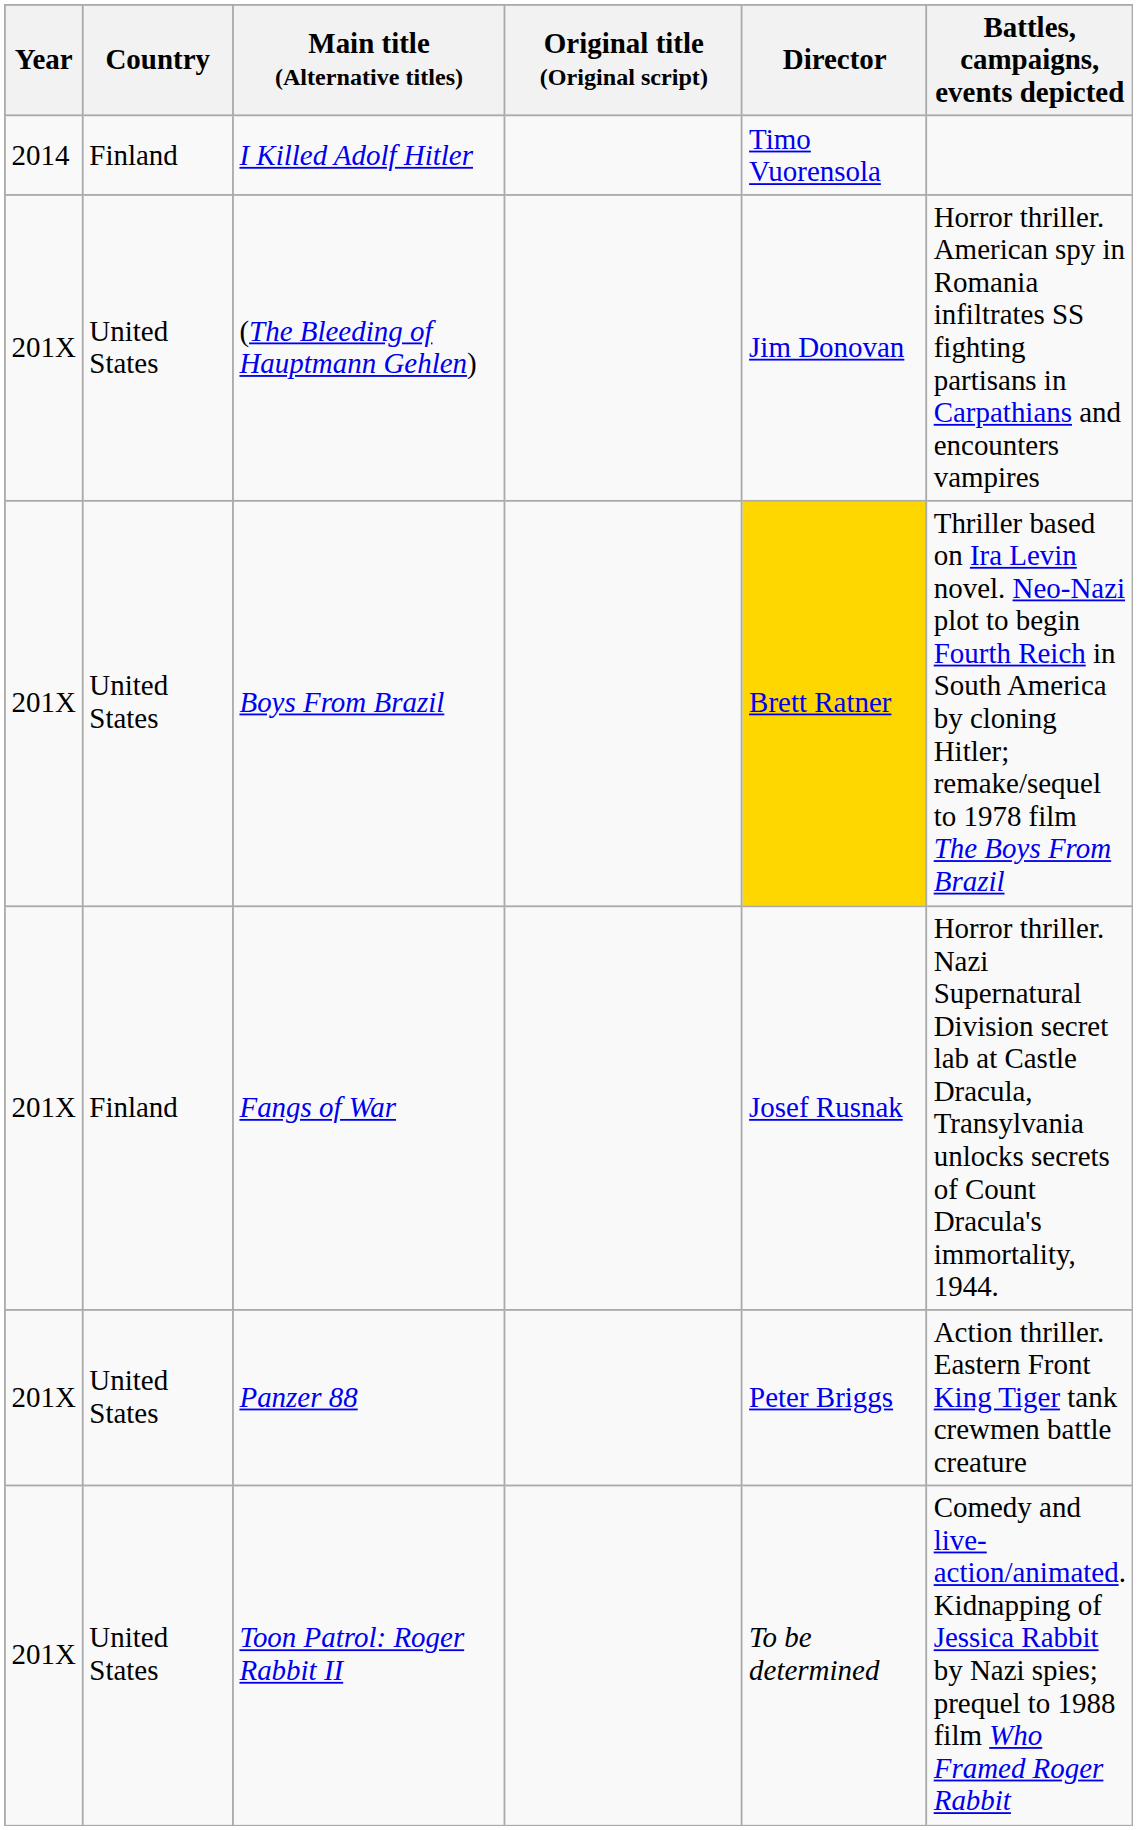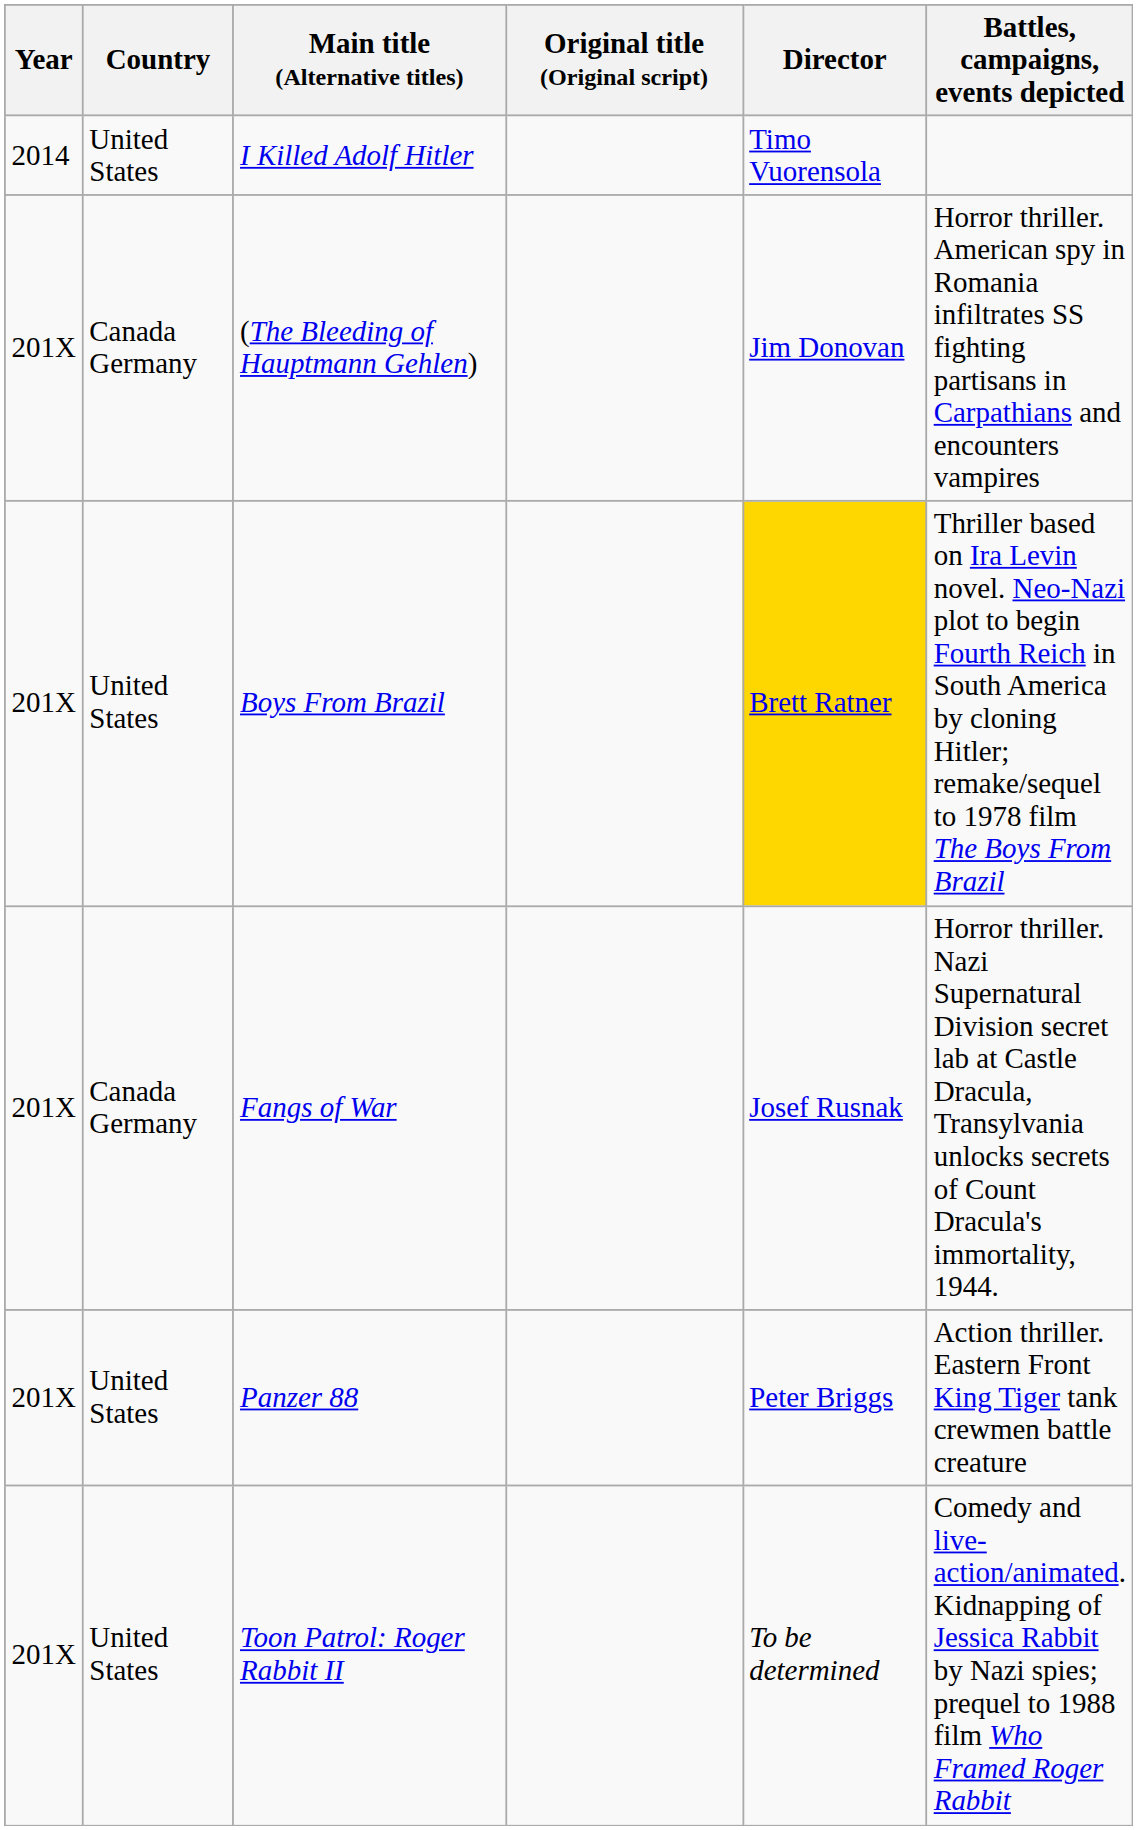(134, 154) Finland -> (129, 154) United States
(129, 347) United States -> (143, 347) Canada Germany
(134, 1107) Finland -> (143, 1107) Canada Germany
